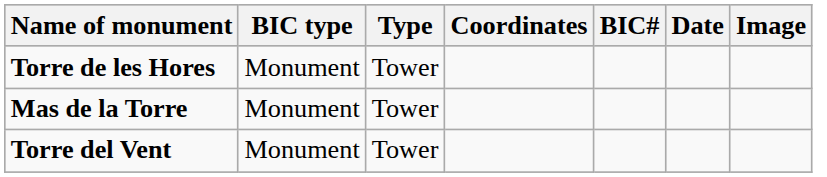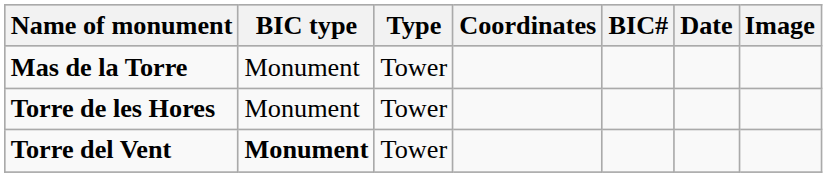rows swapped: (99, 108) <-> (113, 66)
(302, 150) normal -> (306, 150) bold
